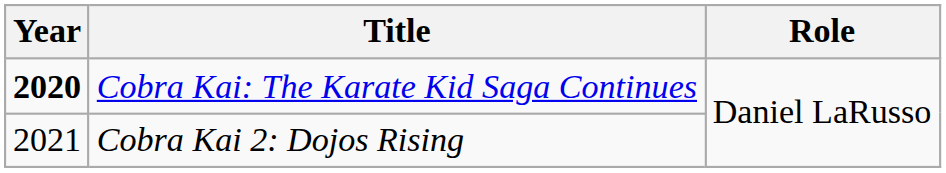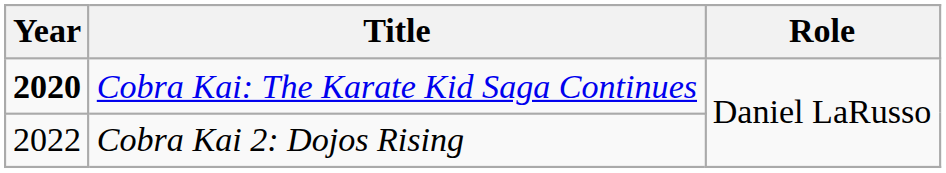(47, 139) 2021 -> (47, 139) 2022
